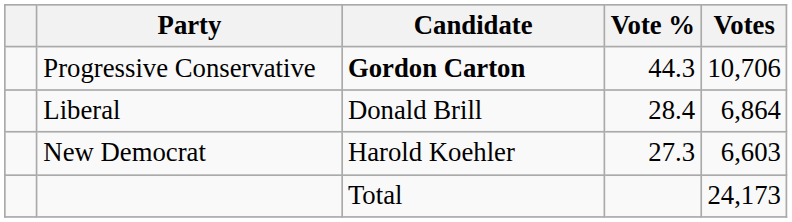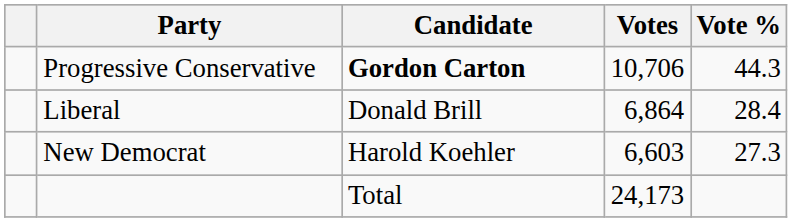columns swapped: (744, 25) <-> (653, 25)
